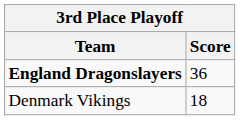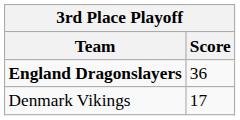(198, 100) 18 -> (198, 100) 17
